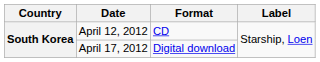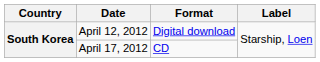(161, 31) CD -> (194, 31) Digital download
(194, 48) Digital download -> (161, 48) CD
